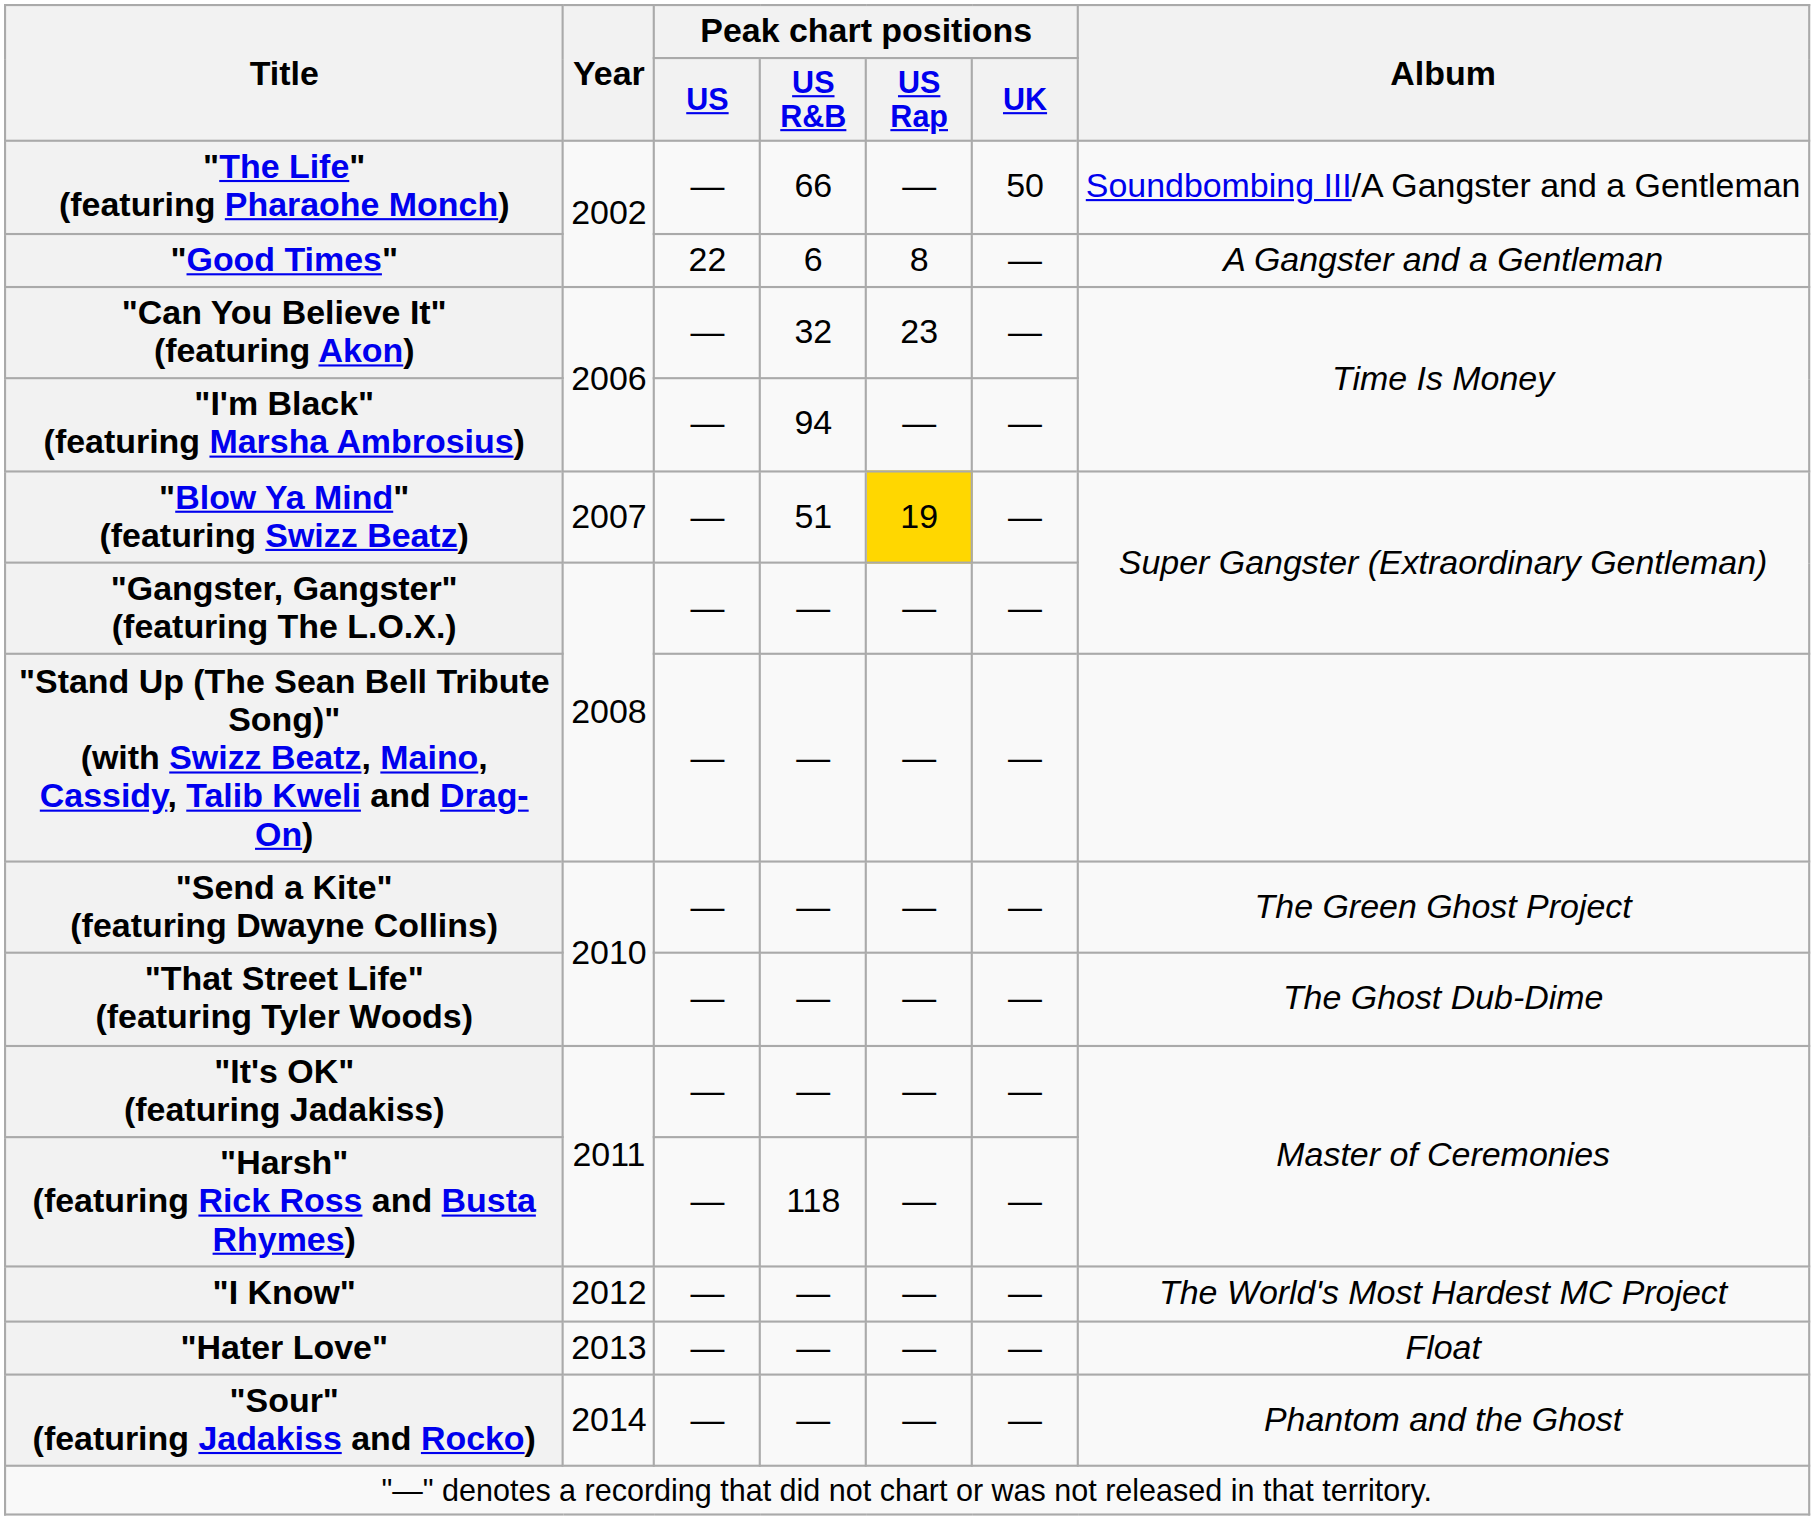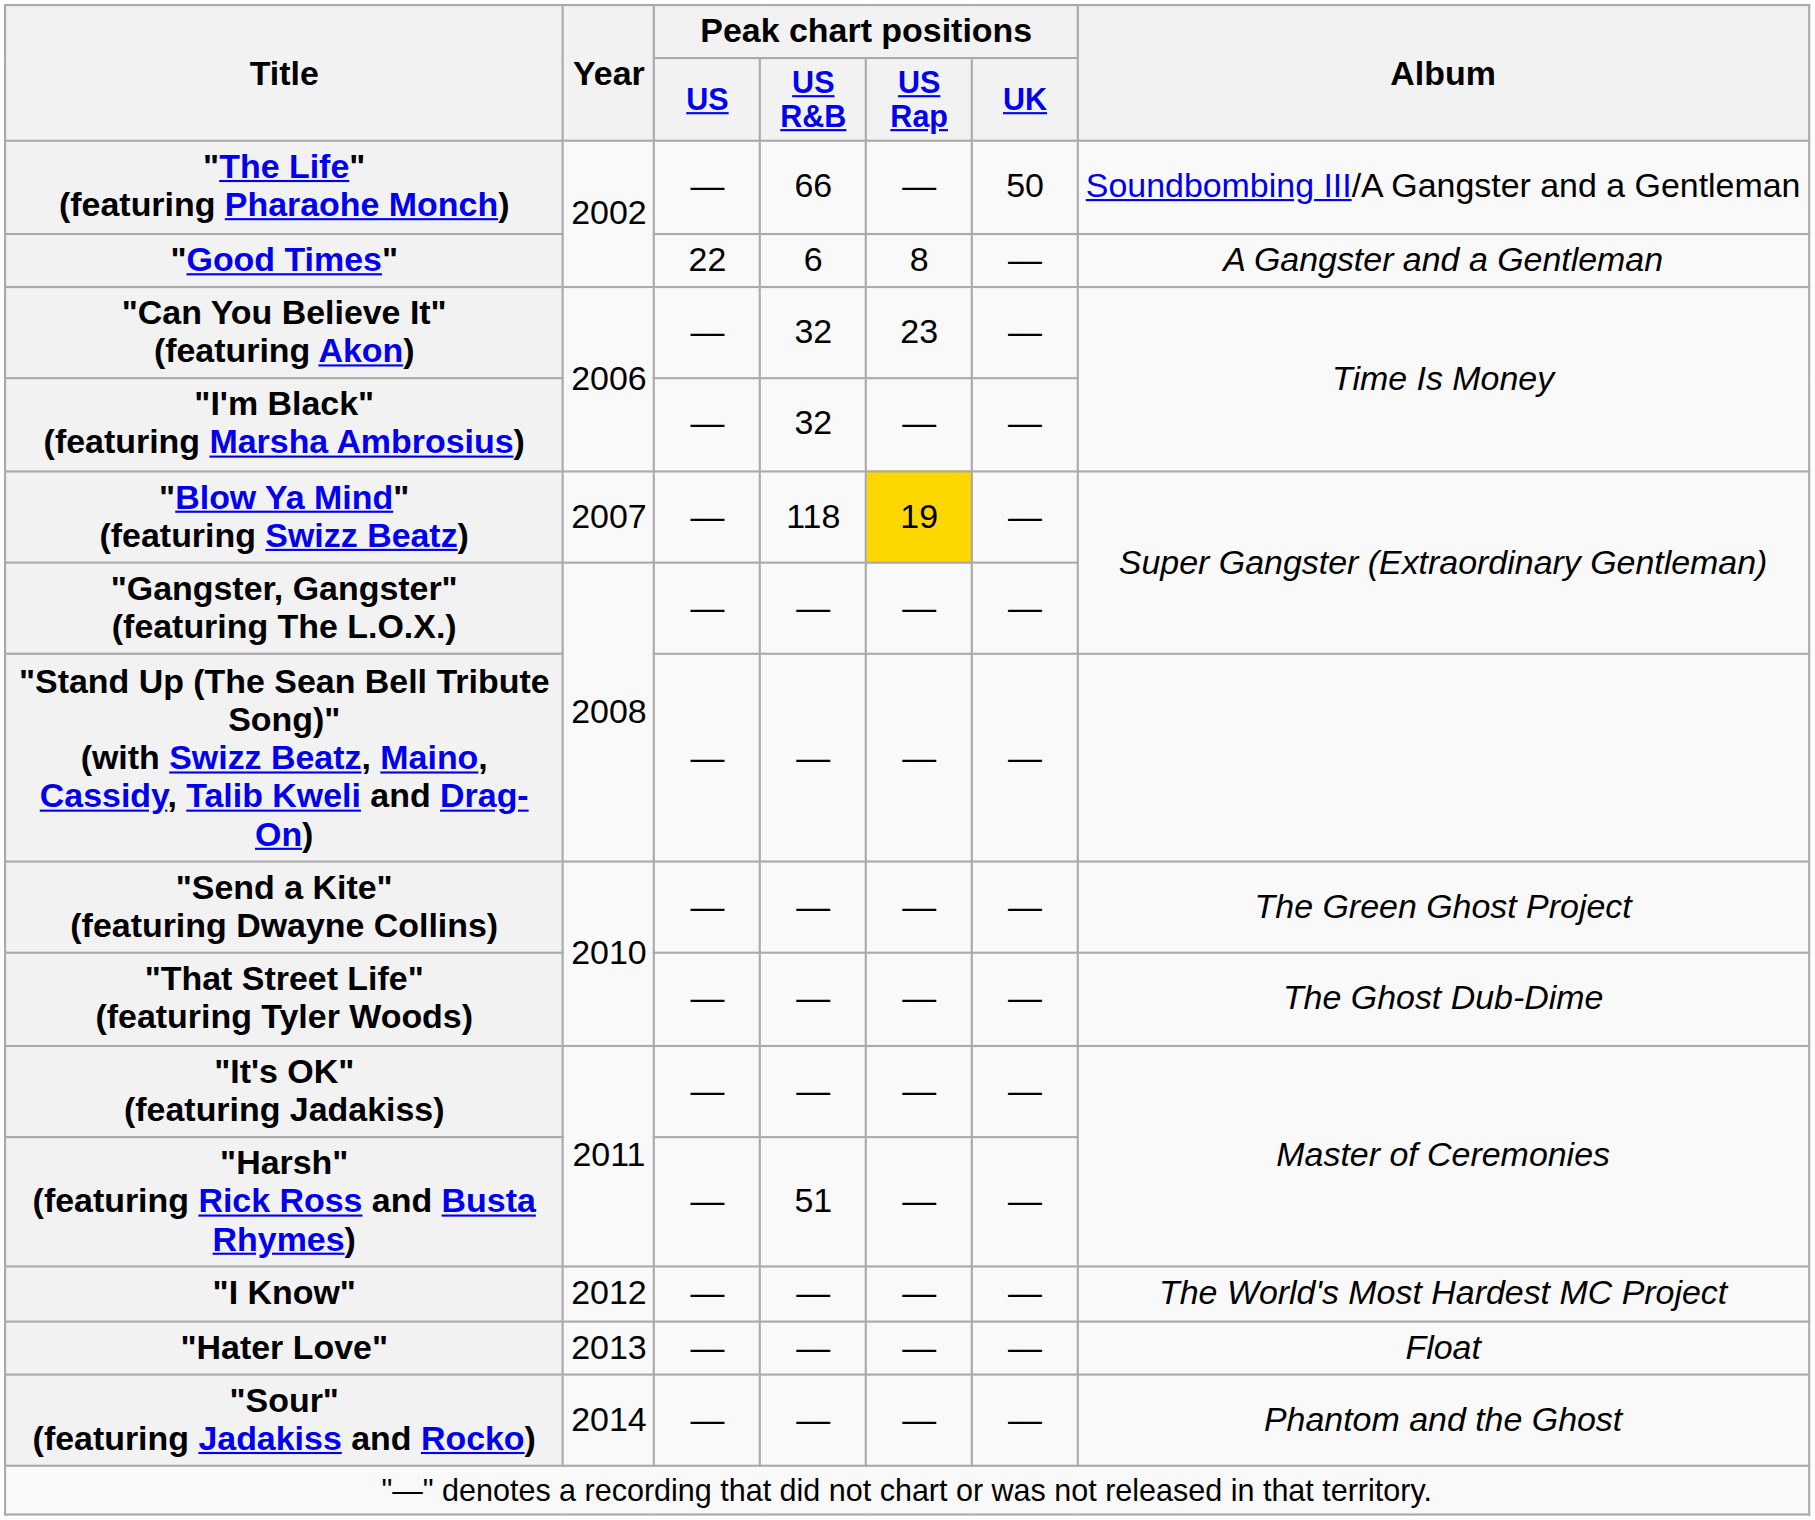(813, 424) 94 -> (813, 424) 32
(813, 516) 51 -> (813, 516) 118
(813, 1201) 118 -> (813, 1201) 51
